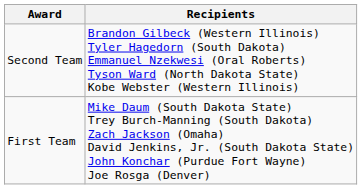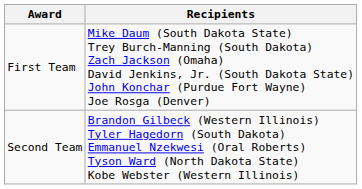rows swapped: (41, 140) <-> (45, 60)
